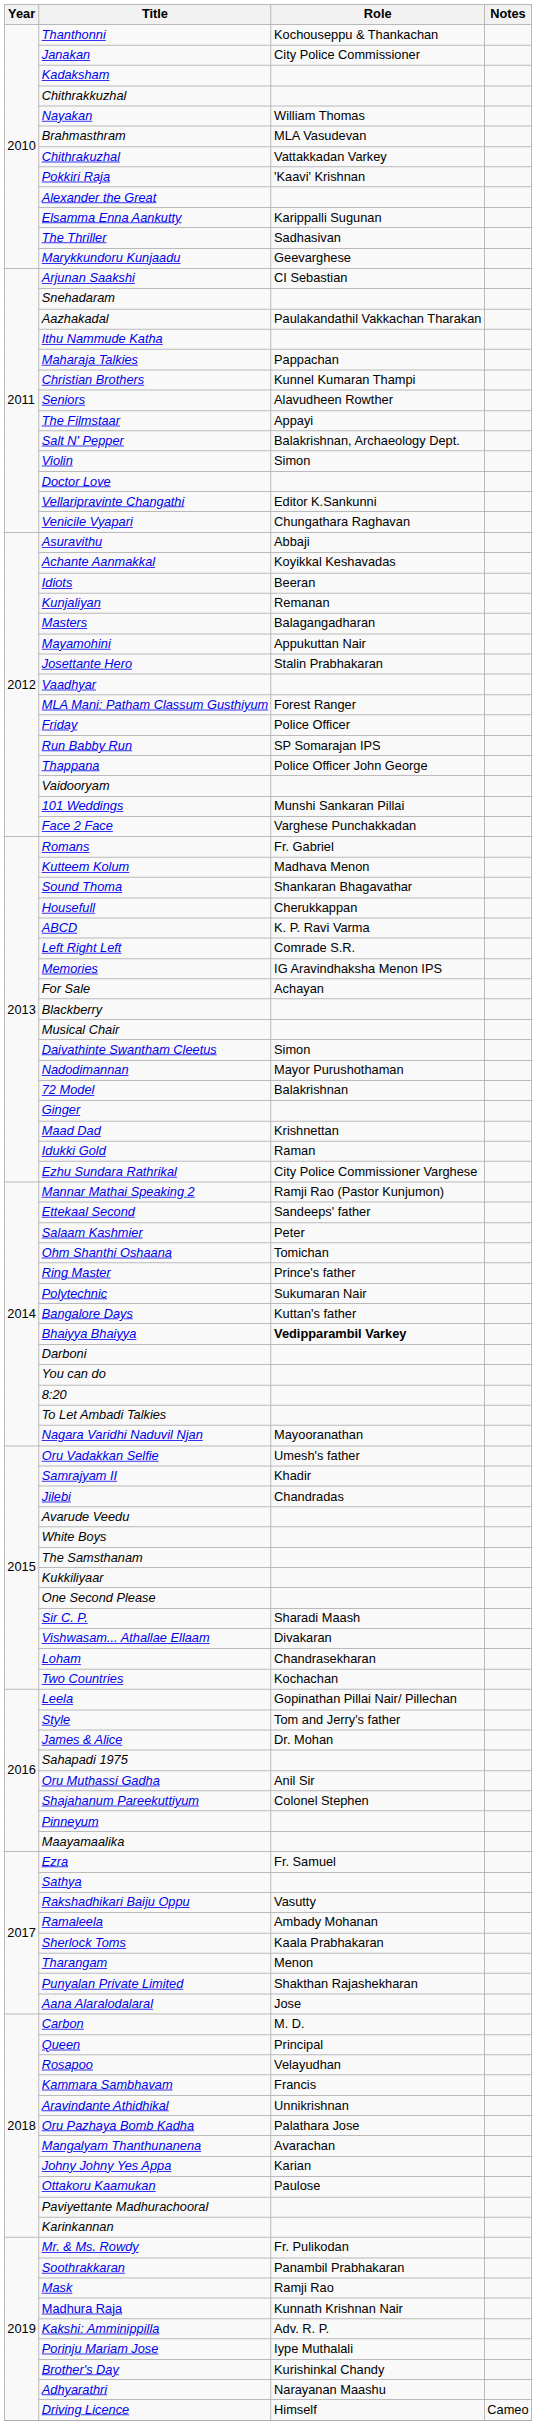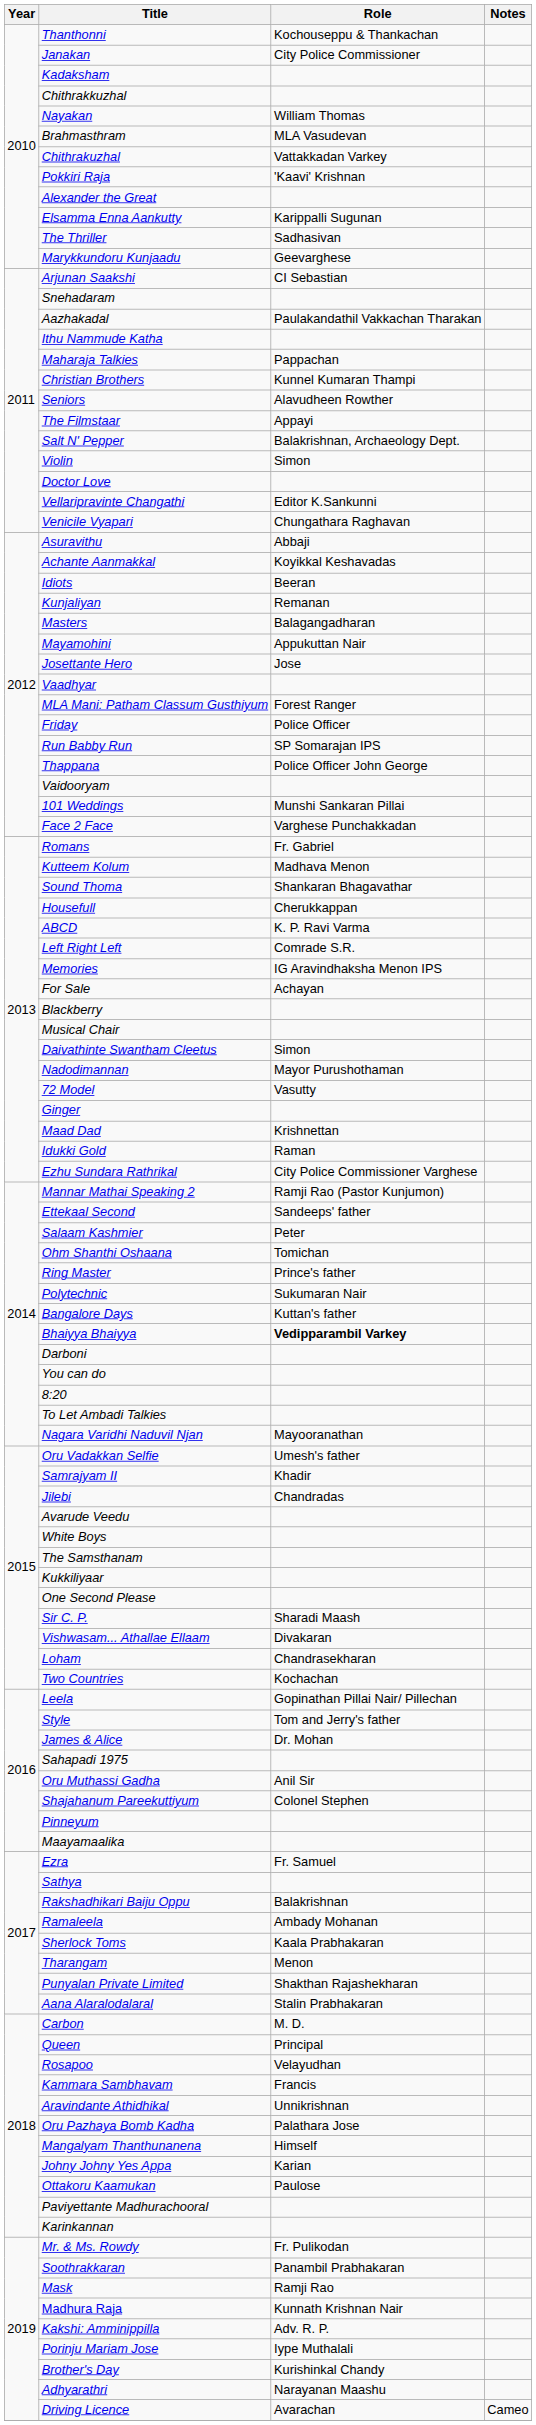(329, 664) Stalin Prabhakaran -> (288, 664) Jose
(311, 1090) Balakrishnan -> (295, 1090) Vasutty
(295, 1902) Vasutty -> (311, 1902) Balakrishnan
(288, 2004) Jose -> (329, 2004) Stalin Prabhakaran
(305, 2146) Avarachan -> (295, 2146) Himself
(295, 2410) Himself -> (305, 2410) Avarachan
